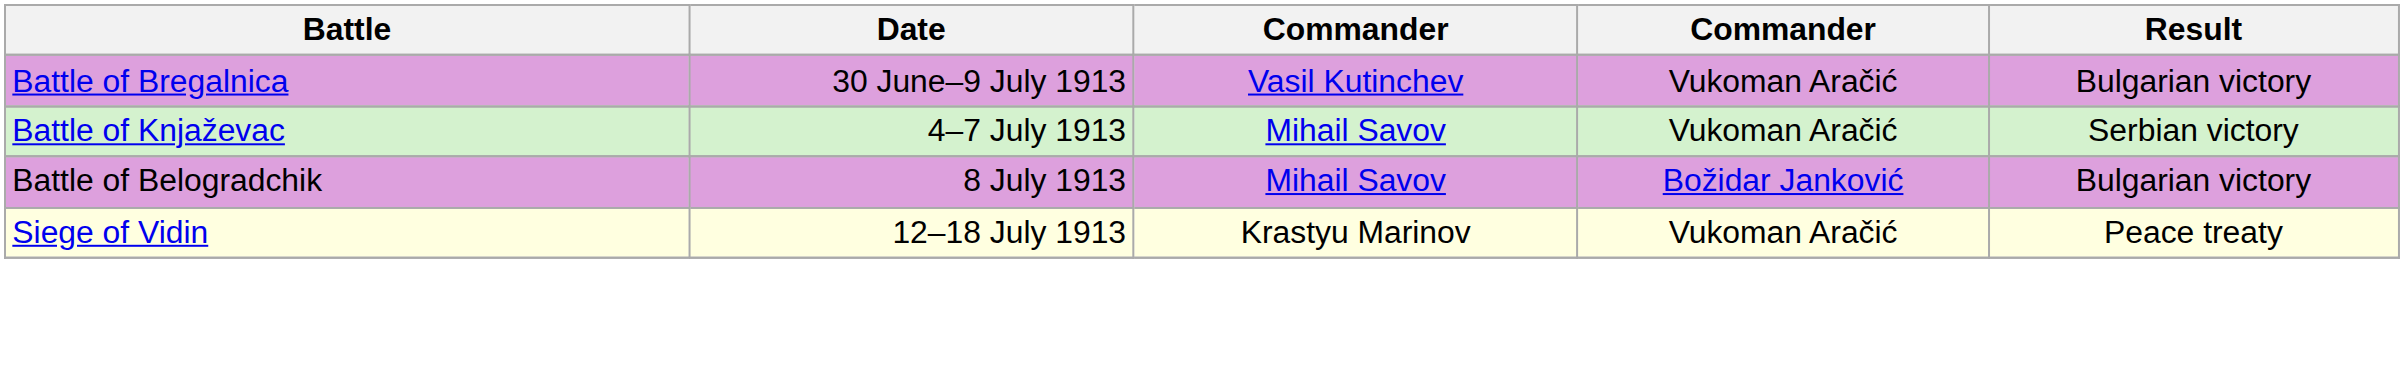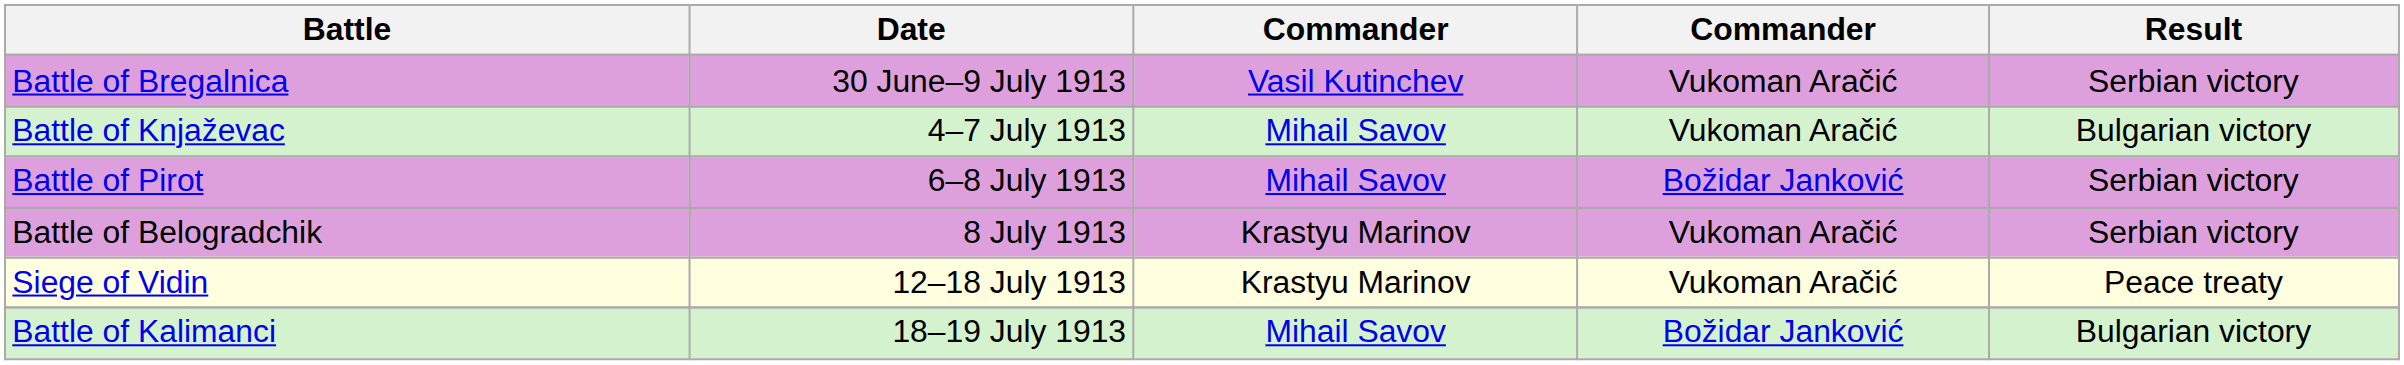(2193, 80) Bulgarian victory -> (2193, 80) Serbian victory
(2193, 130) Serbian victory -> (2193, 130) Bulgarian victory
+ row: (108, 181)
(1356, 181) Mihail Savov -> (1356, 231) Krastyu Marinov
(1783, 181) Božidar Janković -> (1783, 231) Vukoman Aračić
(2193, 181) Bulgarian victory -> (2193, 231) Serbian victory
+ row: (144, 332)
